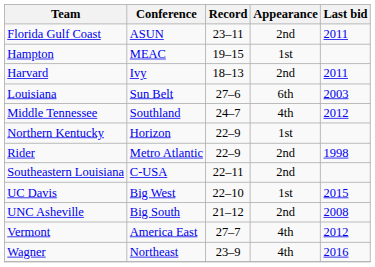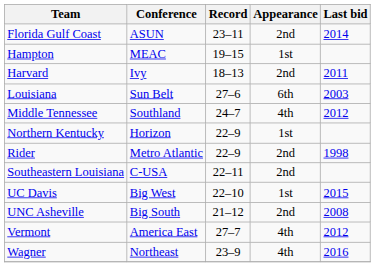(336, 34) 2011 -> (336, 34) 2014
